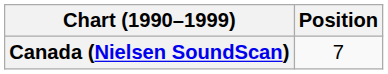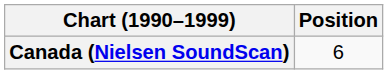(338, 52) 7 -> (338, 52) 6
